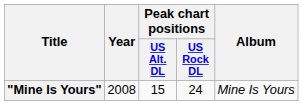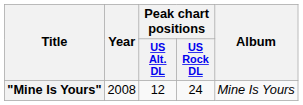(158, 90) 15 -> (158, 90) 12
